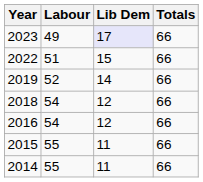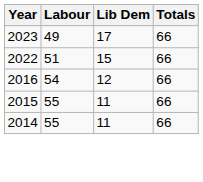(104, 36) lavender background -> (104, 36) no background
- row: (23, 79)
- row: (23, 101)
